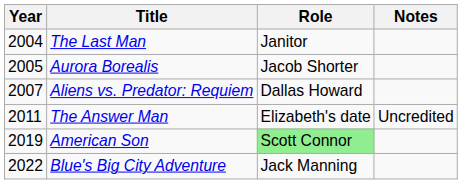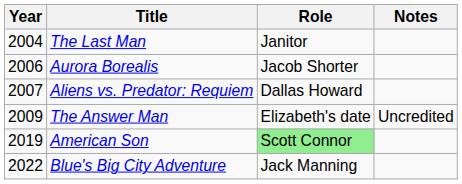(26, 66) 2005 -> (26, 66) 2006
(25, 116) 2011 -> (26, 116) 2009
